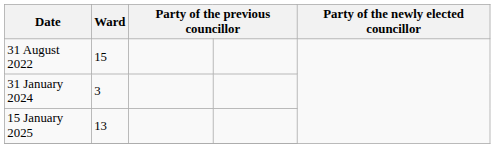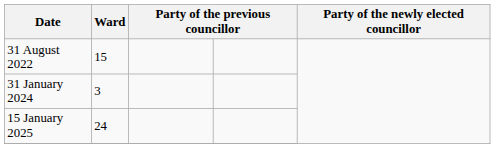(101, 125) 13 -> (101, 125) 24
